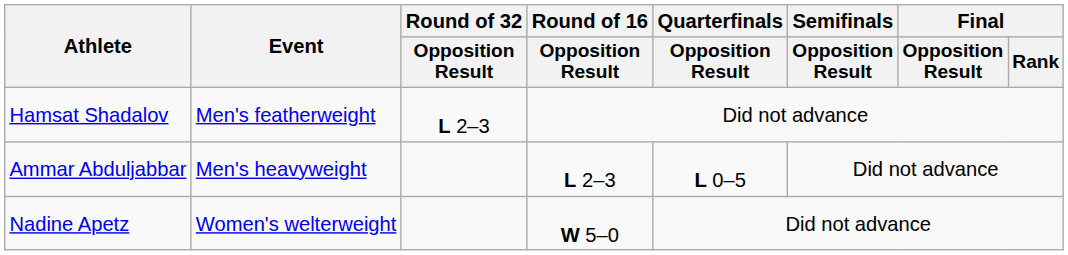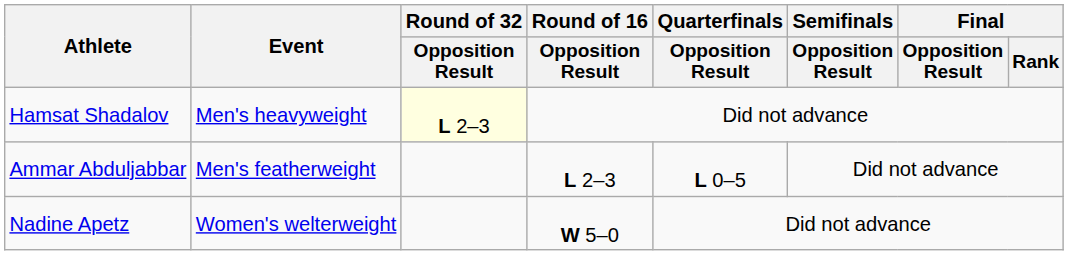(286, 115) Men's featherweight -> (281, 115) Men's heavyweight
(464, 126) no background -> (464, 126) lightyellow background
(281, 169) Men's heavyweight -> (286, 169) Men's featherweight
